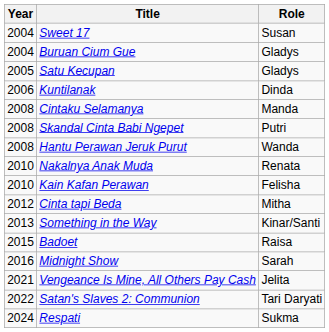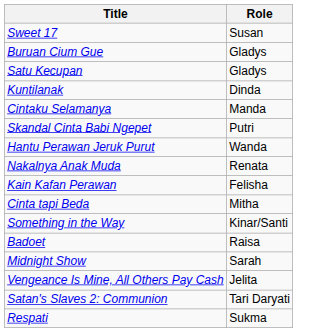- column: (20, 14)
